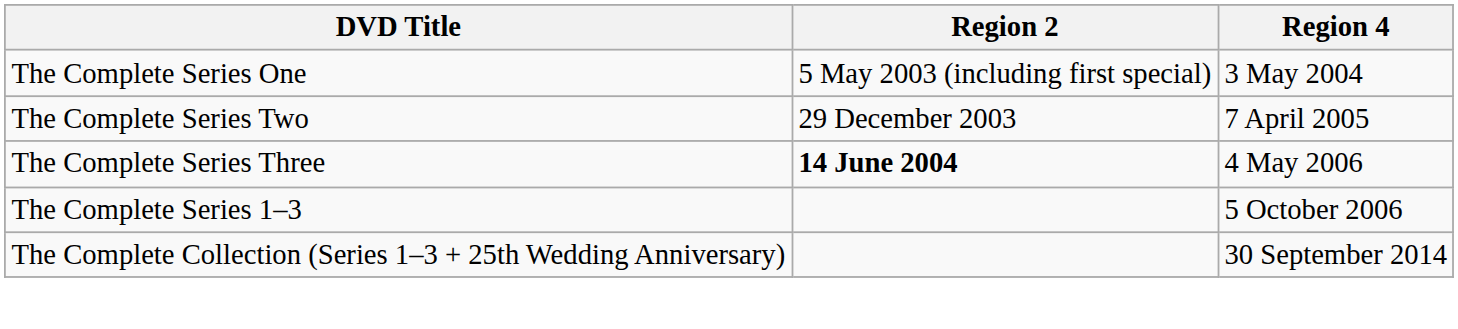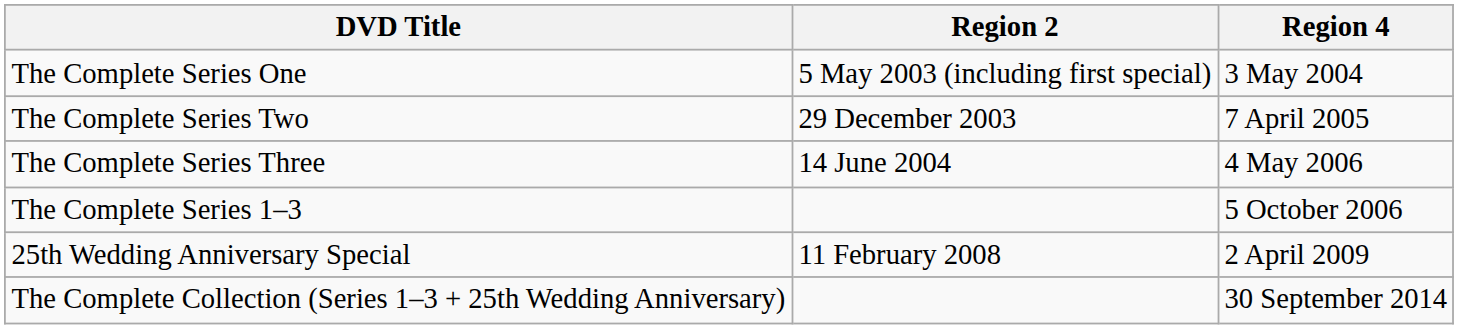(878, 163) bold -> (875, 163) normal
+ row: (211, 254)
